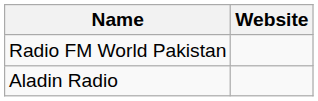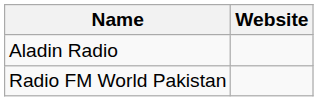rows swapped: (118, 50) <-> (63, 80)
